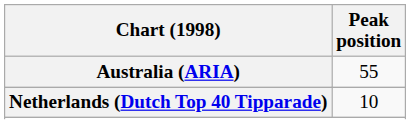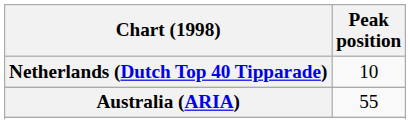rows swapped: (168, 71) <-> (168, 102)
